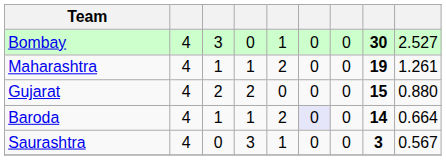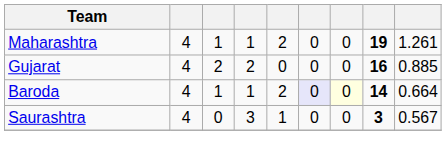- row: (37, 42)
(379, 92) 15 -> (379, 67) 16
(418, 92) 0.880 -> (418, 67) 0.885
(346, 117) no background -> (346, 92) lightyellow background
